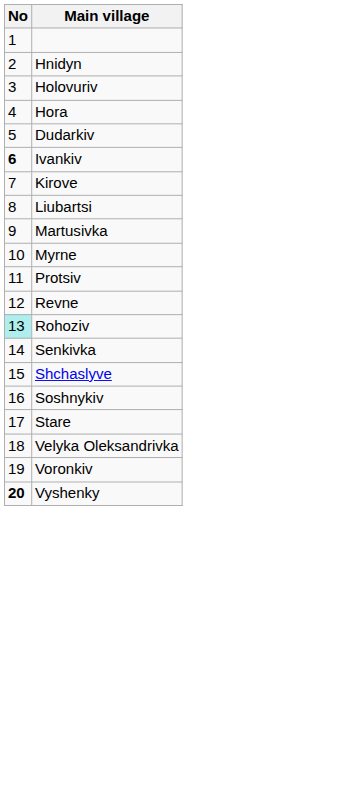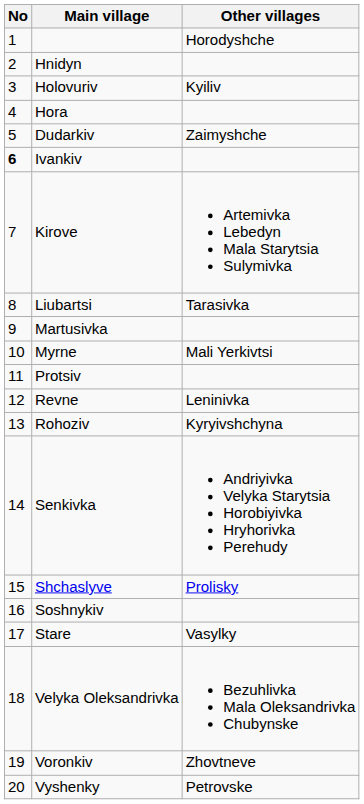+ column: (270, 16)
(16, 326) paleturquoise background -> (16, 424) no background
(16, 493) bold -> (16, 786) normal
